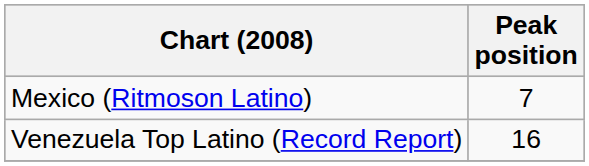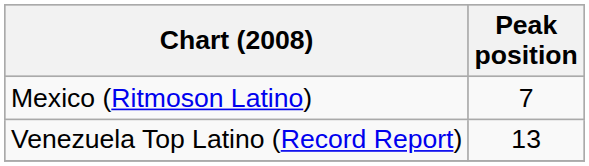(526, 139) 16 -> (526, 139) 13
